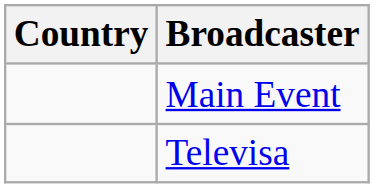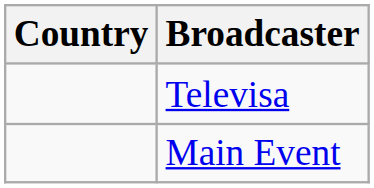rows swapped: (253, 93) <-> (227, 152)
